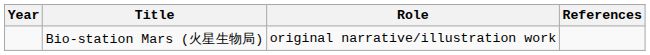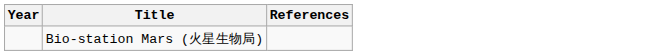- column: (413, 15)
